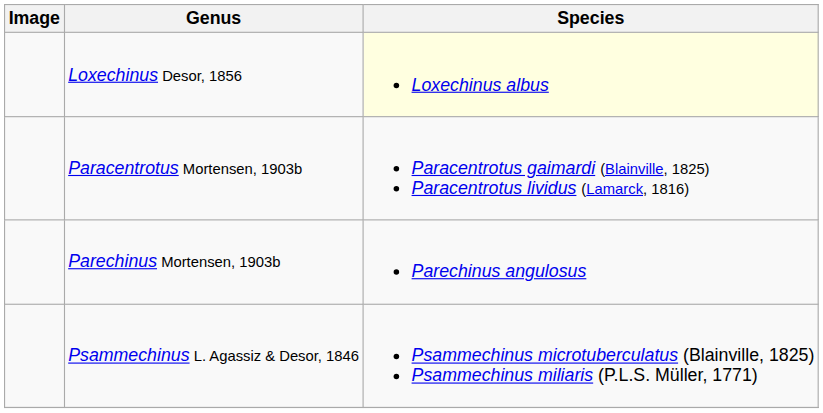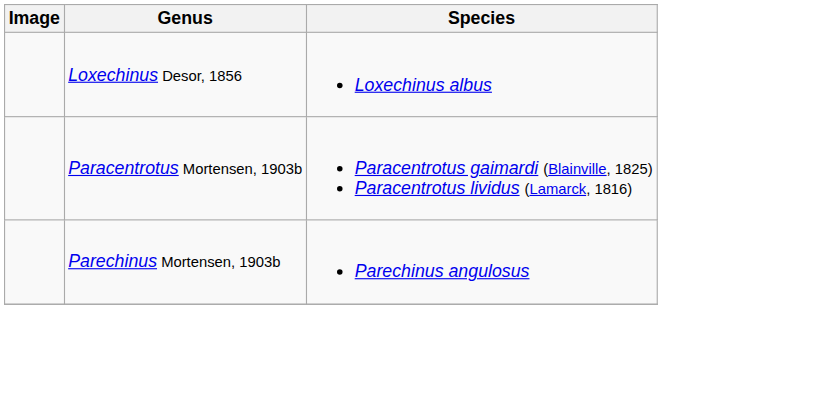(591, 85) lightyellow background -> (481, 85) no background
- row: (214, 355)
